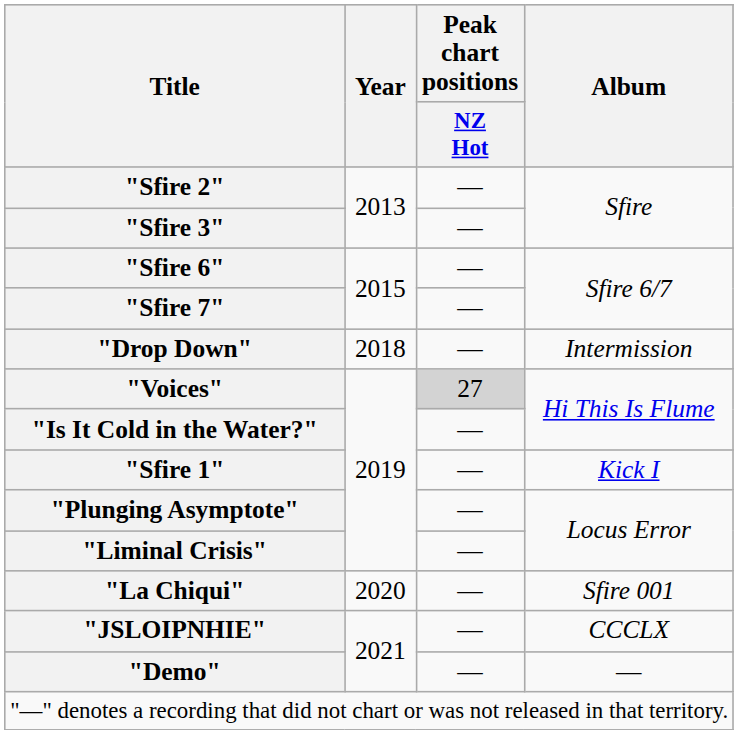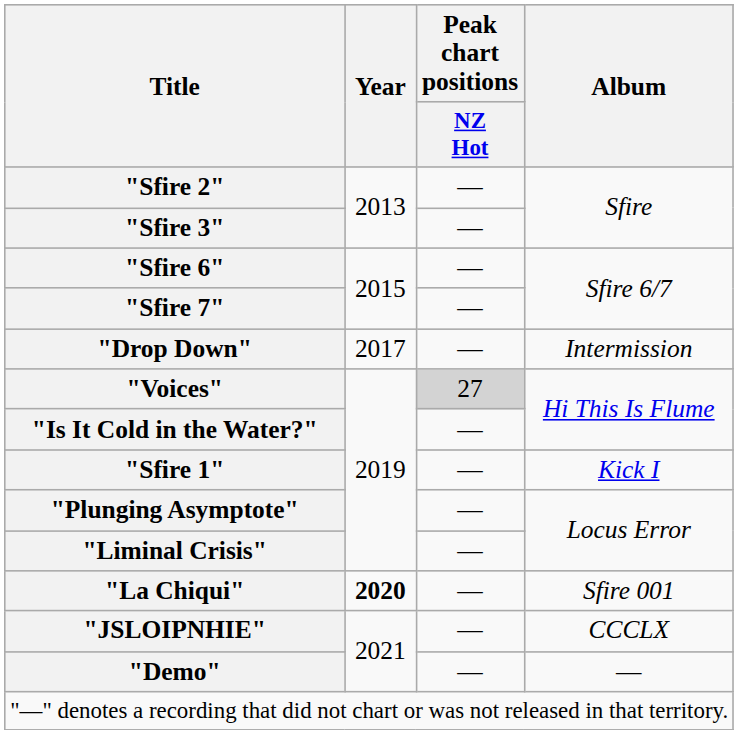(380, 348) 2018 -> (380, 348) 2017
(380, 590) normal -> (380, 590) bold
